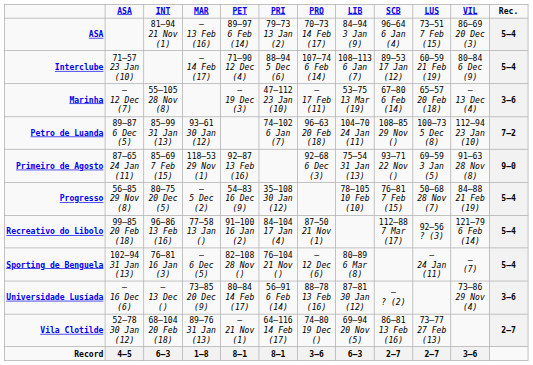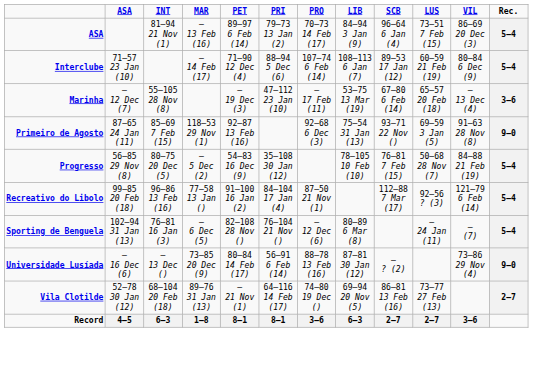- row: (67, 133)
(509, 297) 3–6 -> (509, 264) 9–0
